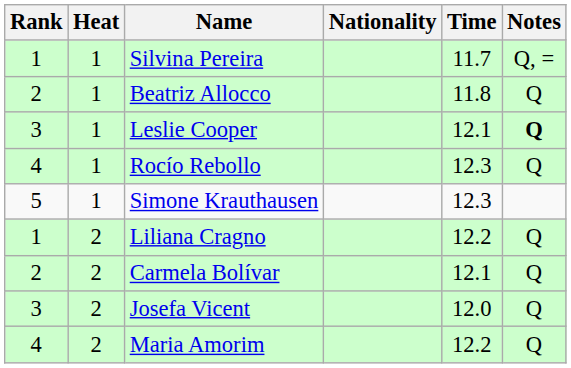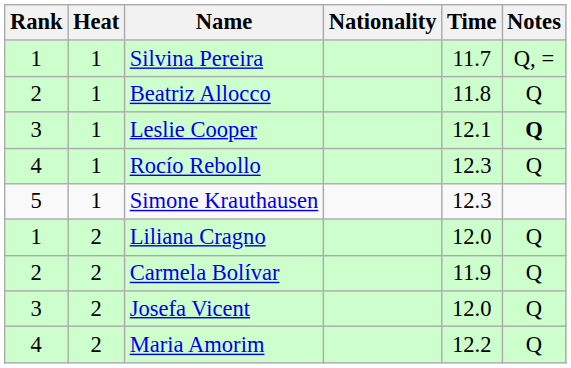(472, 237) 12.2 -> (472, 237) 12.0
(472, 272) 12.1 -> (472, 272) 11.9
